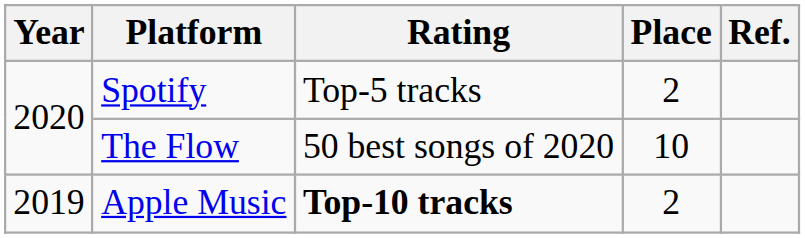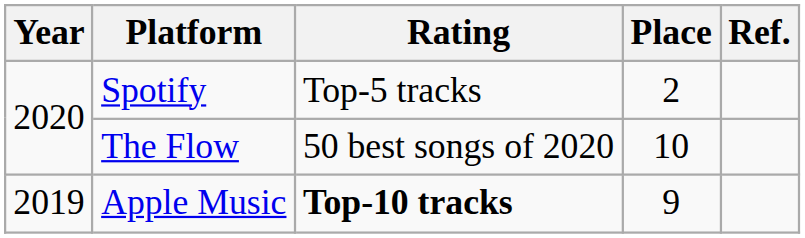(671, 202) 2 -> (671, 202) 9
